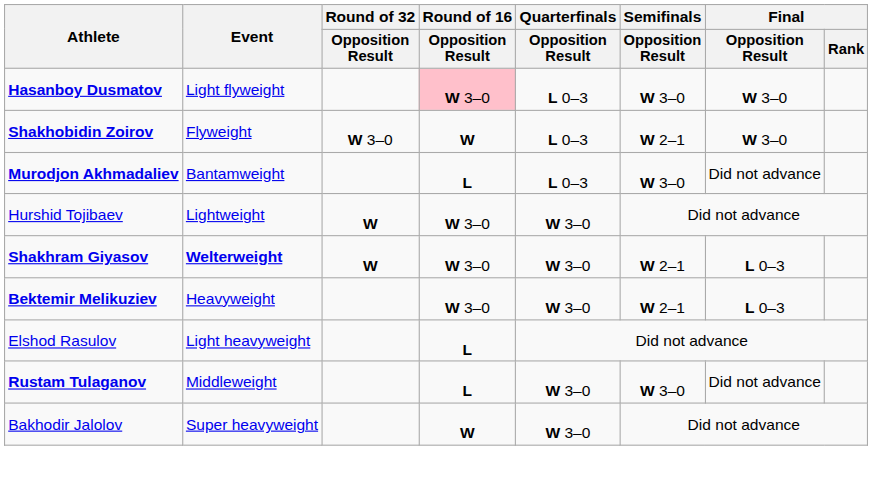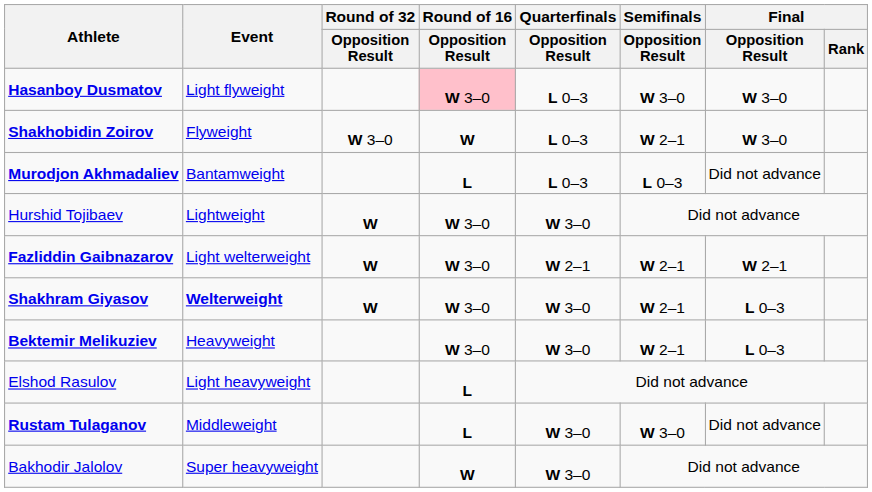(662, 182) W 3–0 -> (662, 182) L 0–3
+ row: (91, 257)
